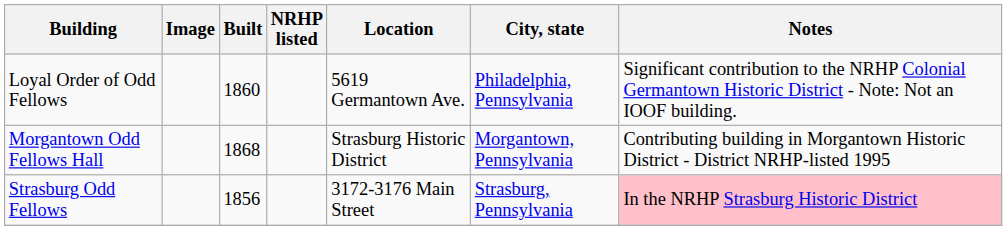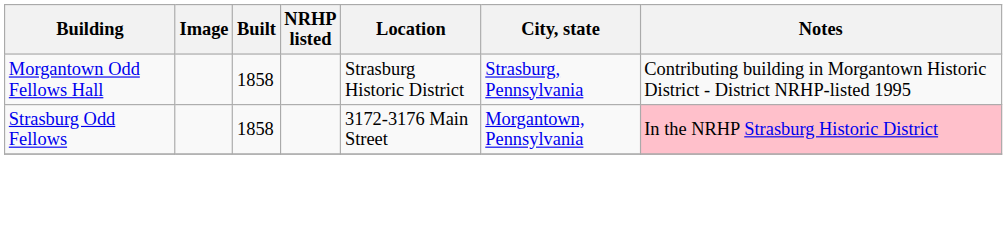- row: (82, 89)
(242, 149) 1868 -> (255, 79) 1858
(524, 149) Morgantown, Pennsylvania -> (534, 79) Strasburg, Pennsylvania
(242, 199) 1856 -> (255, 129) 1858
(524, 199) Strasburg, Pennsylvania -> (535, 129) Morgantown, Pennsylvania
